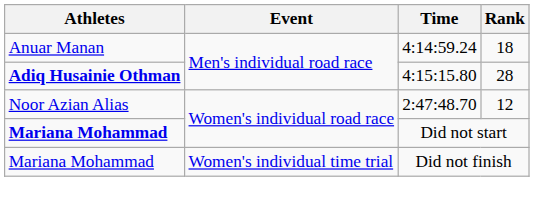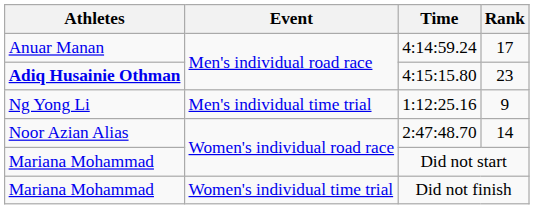(505, 47) 18 -> (505, 47) 17
(505, 76) 28 -> (505, 76) 23
+ row: (439, 104)
(505, 104) 12 -> (505, 133) 14
(88, 133) bold -> (81, 161) normal
